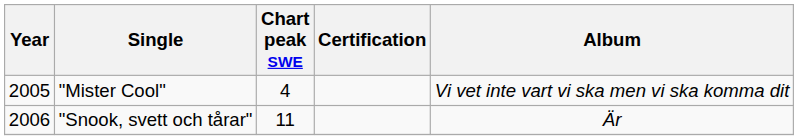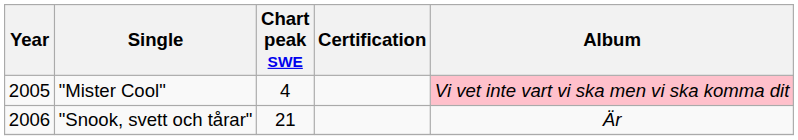(612, 90) no background -> (612, 90) pink background
(285, 119) 11 -> (285, 119) 21
